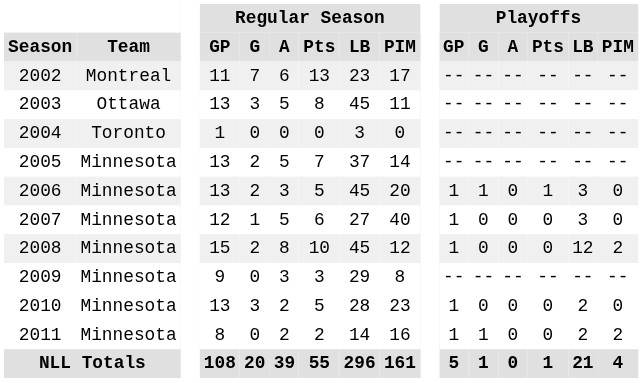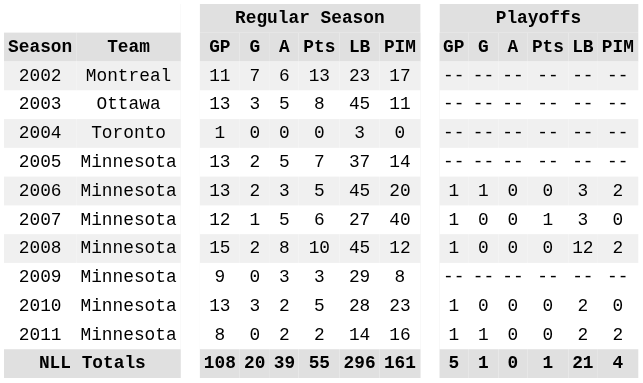(548, 191) 1 -> (548, 191) 0
(618, 191) 0 -> (618, 191) 2
(548, 220) 0 -> (548, 220) 1
